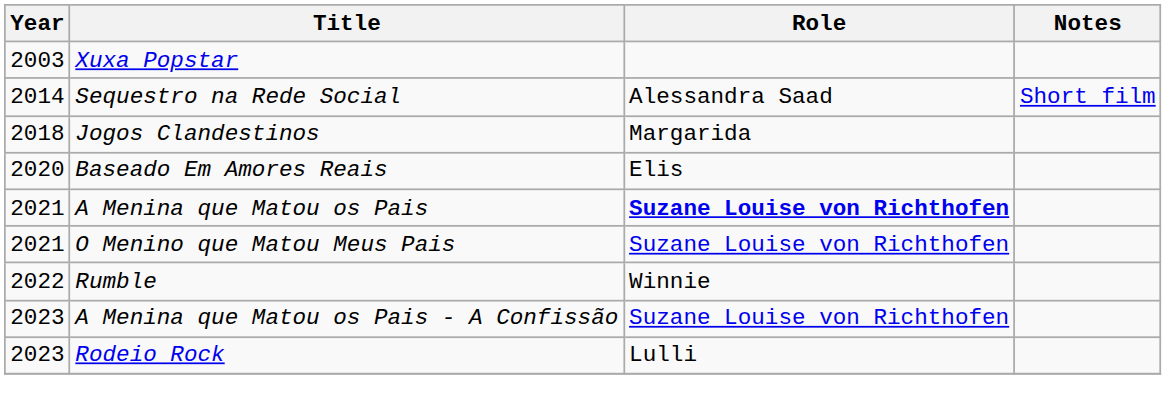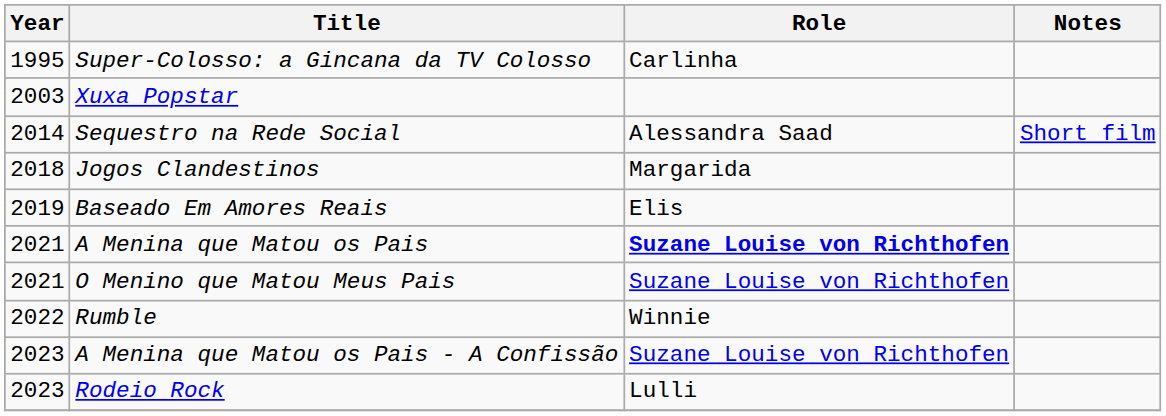+ row: (333, 60)
(37, 171) 2020 -> (37, 208) 2019
